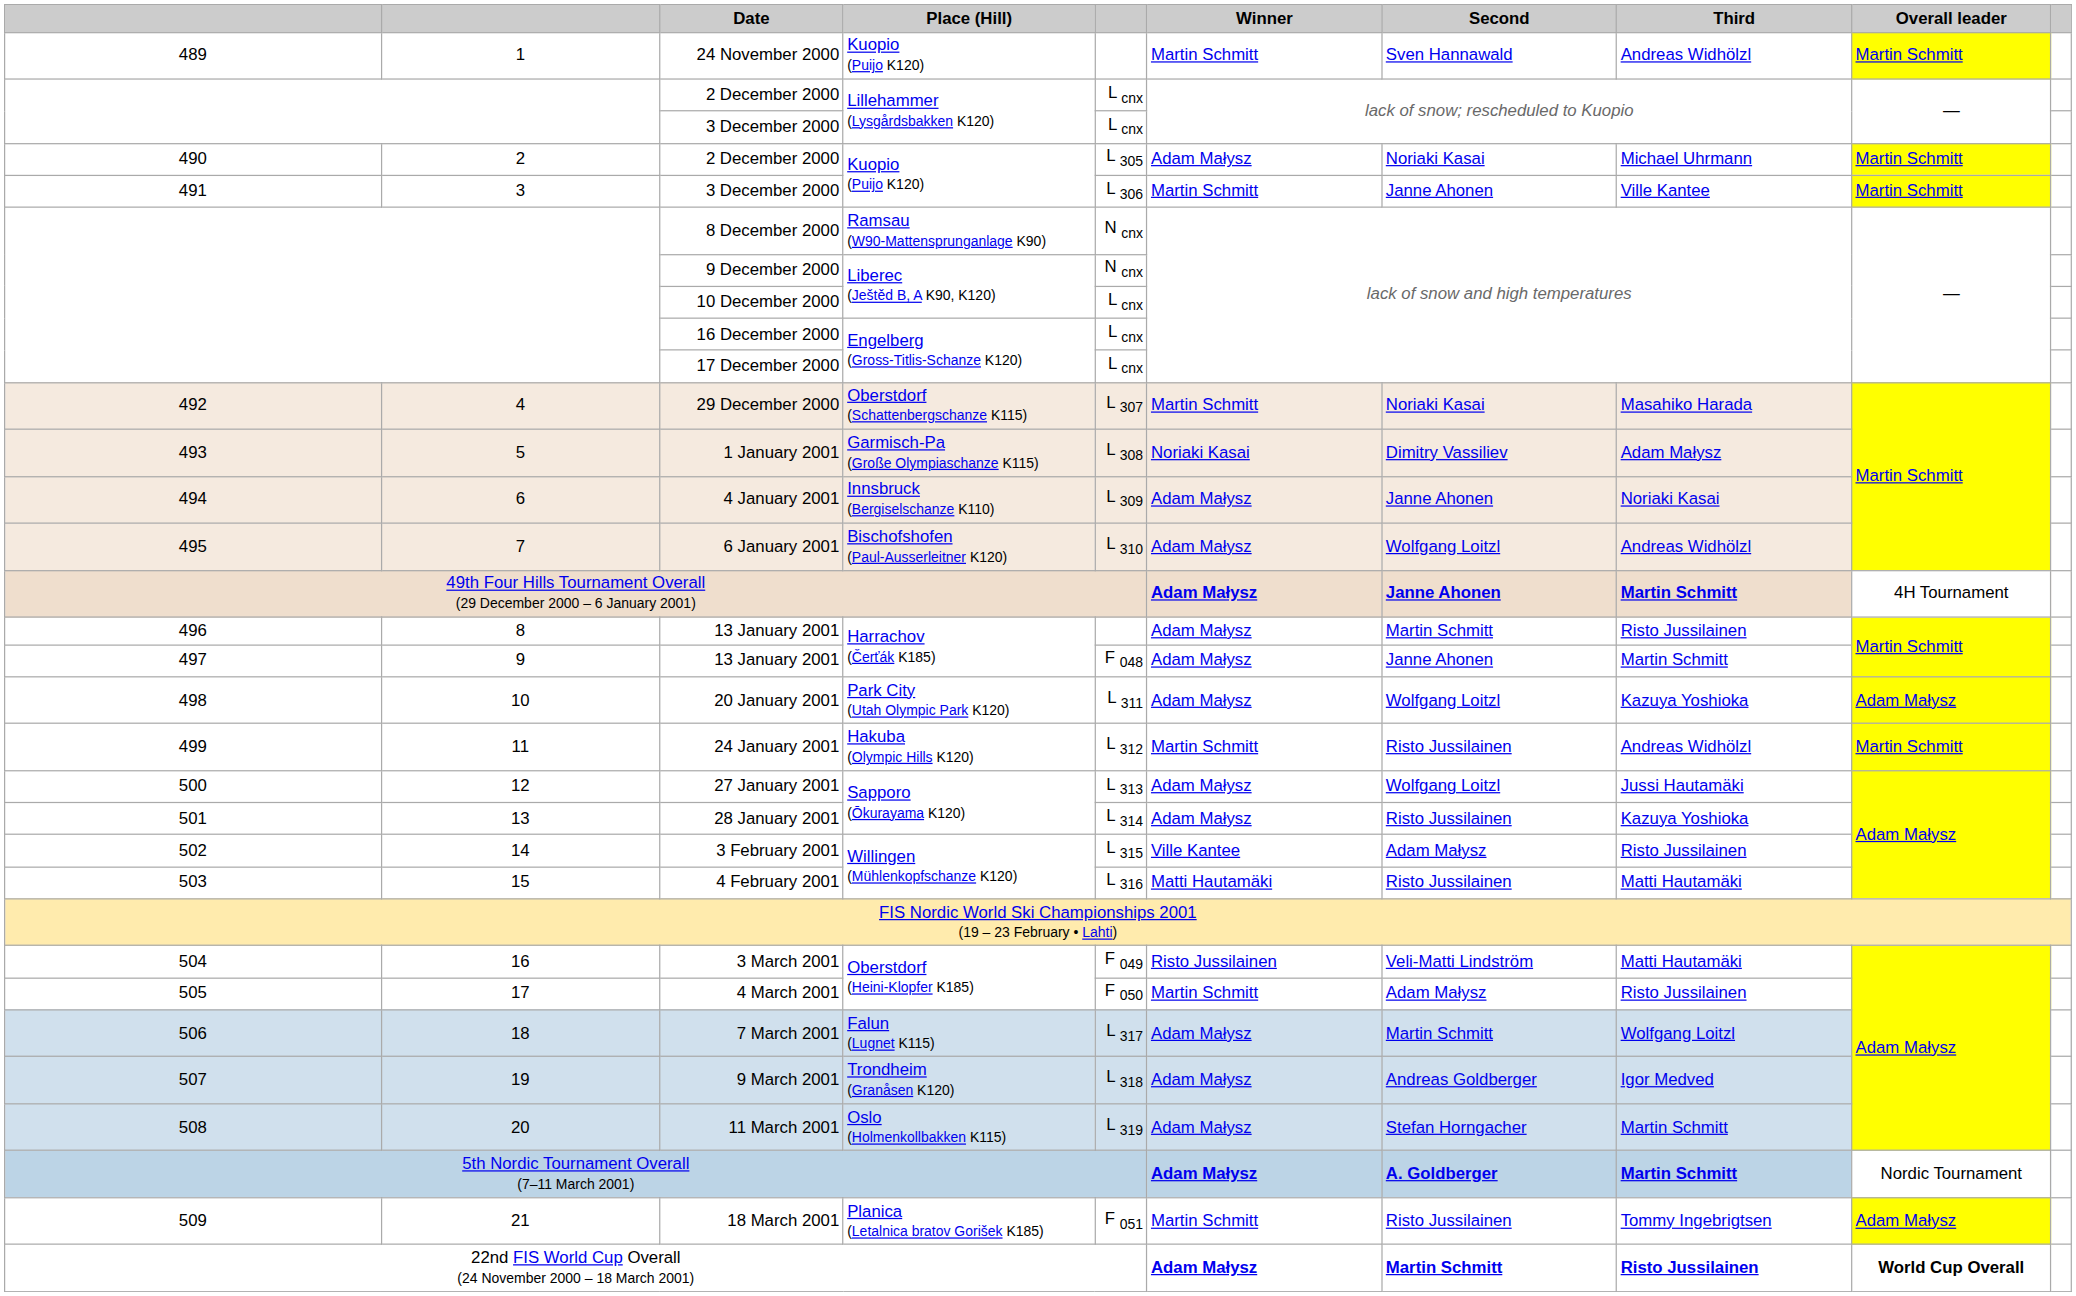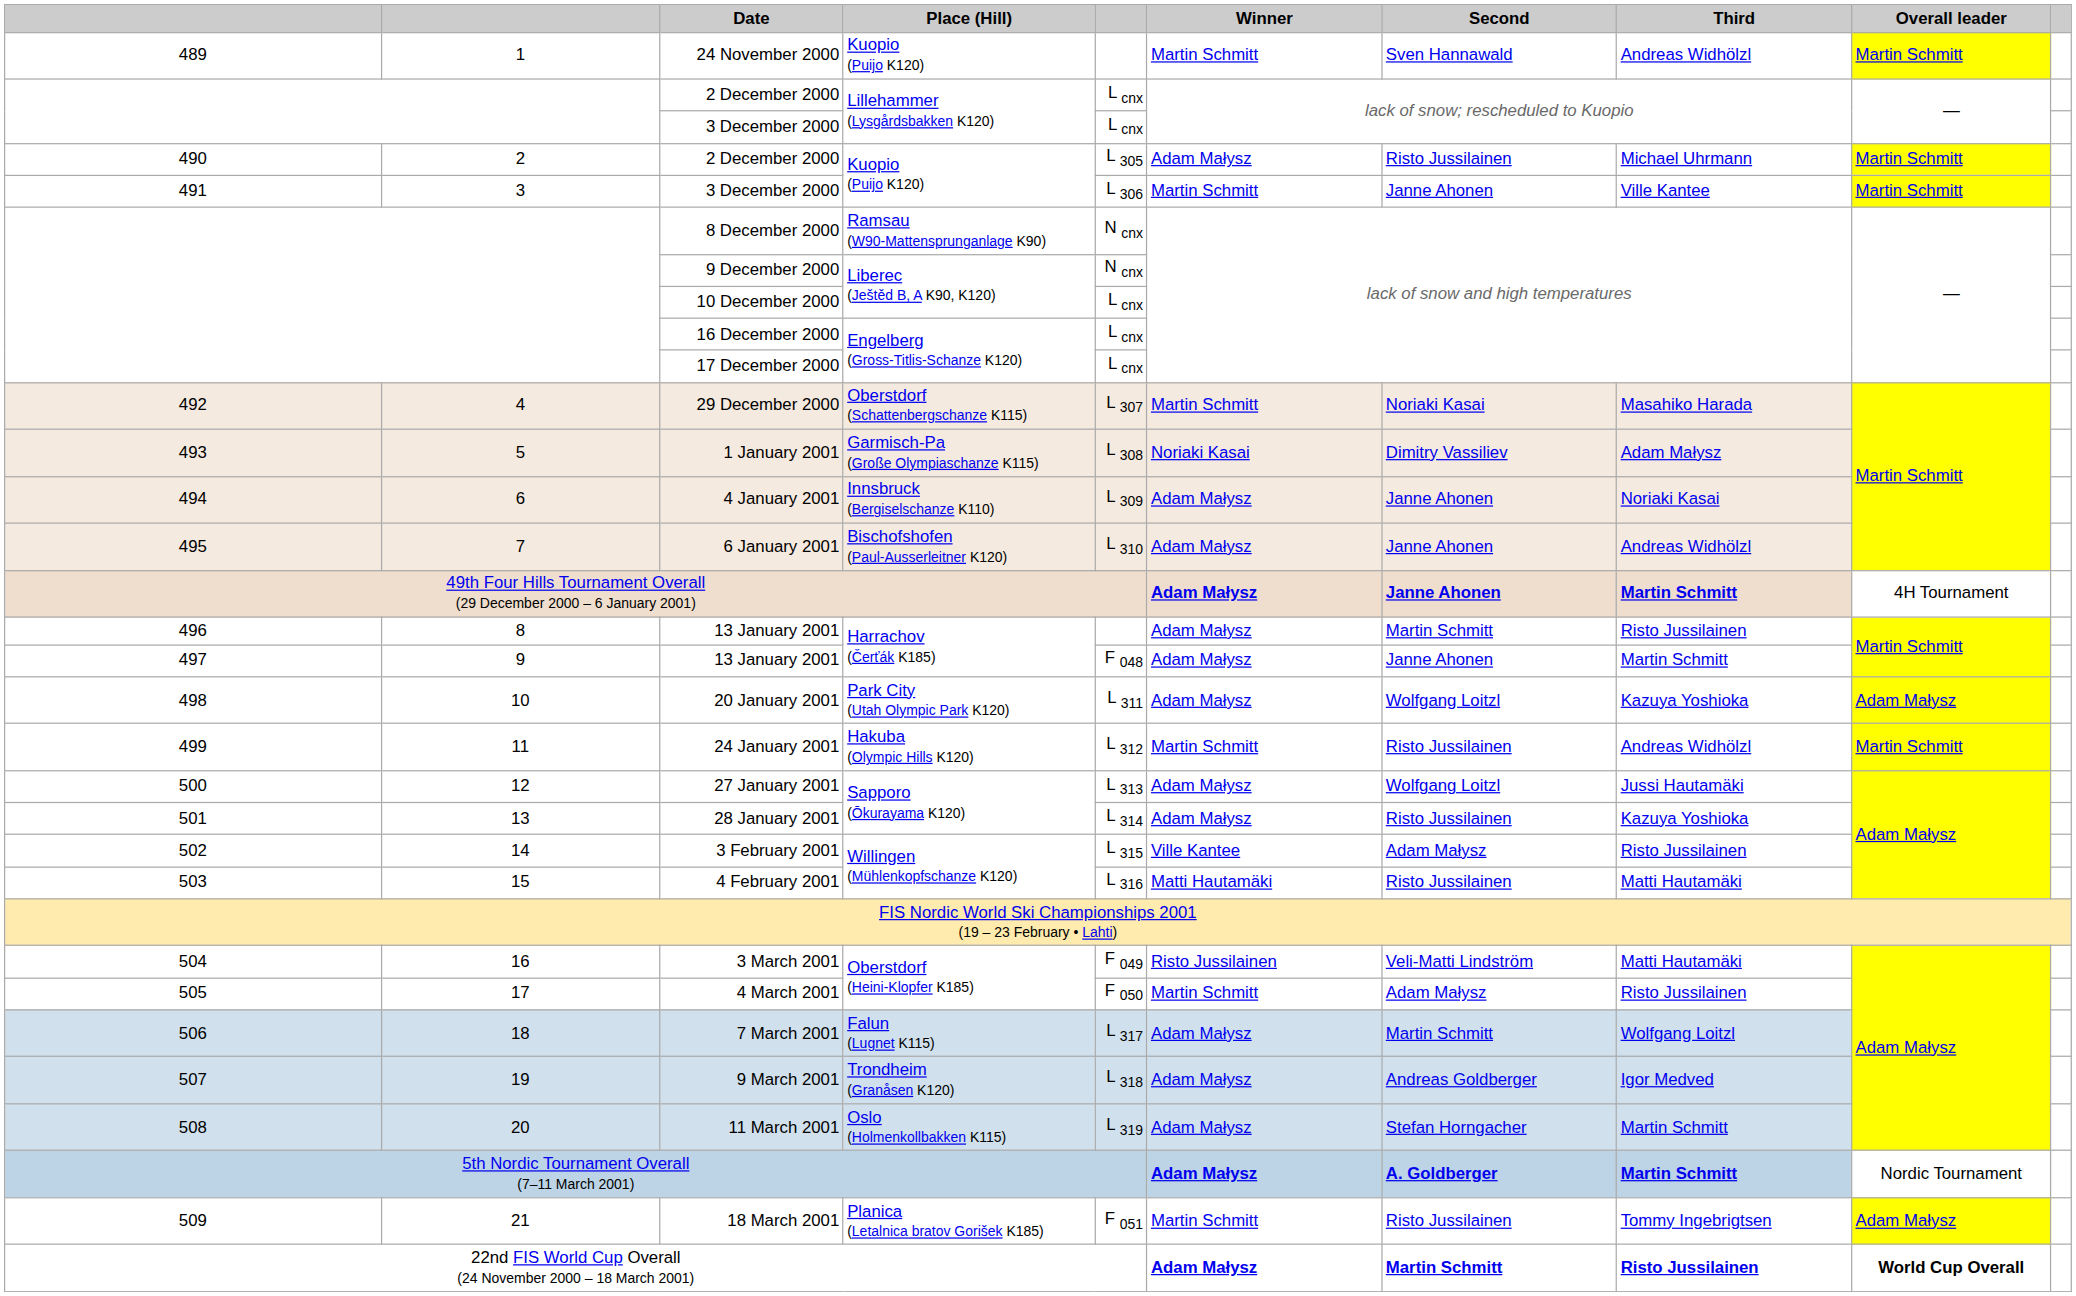(1435, 158) Noriaki Kasai -> (1449, 158) Risto Jussilainen
(1443, 546) Wolfgang Loitzl -> (1439, 546) Janne Ahonen
